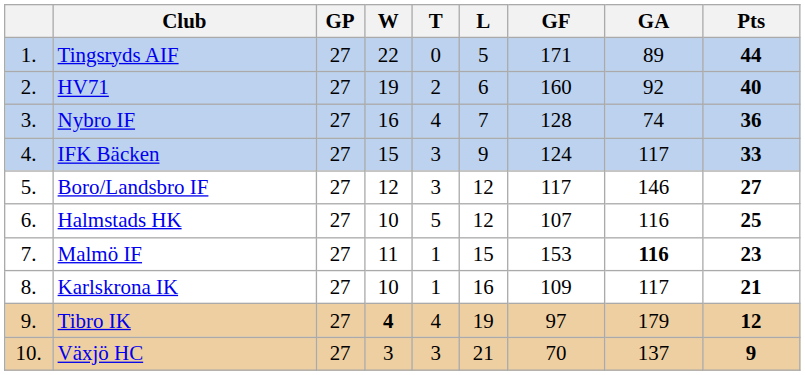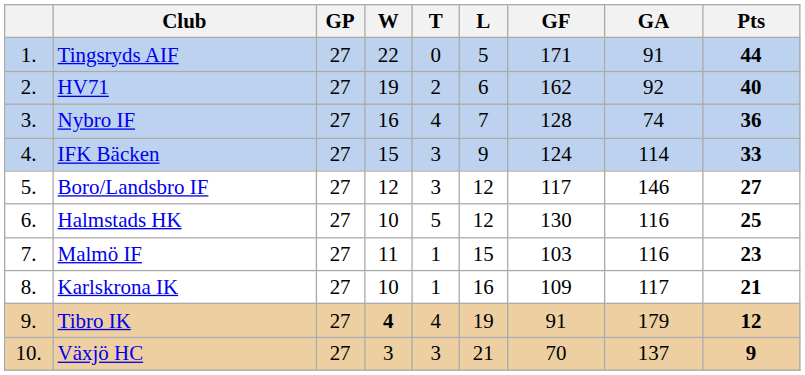(654, 54) 89 -> (654, 54) 91
(556, 87) 160 -> (556, 87) 162
(654, 154) 117 -> (654, 154) 114
(556, 220) 107 -> (556, 220) 130
(556, 253) 153 -> (556, 253) 103
(654, 253) bold -> (654, 253) normal
(556, 320) 97 -> (556, 320) 91
